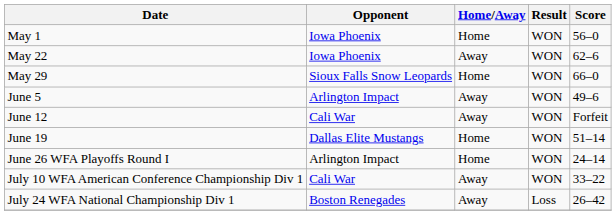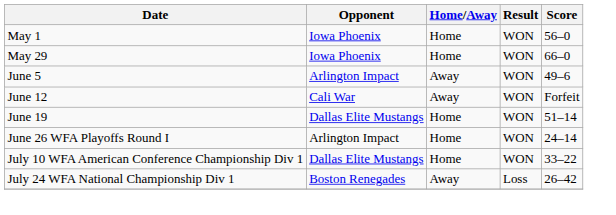- row: (27, 55)
(381, 76) Sioux Falls Snow Leopards -> (345, 55) Iowa Phoenix
(332, 179) Cali War -> (366, 158) Dallas Elite Mustangs
(473, 179) Away -> (445, 158) Home
